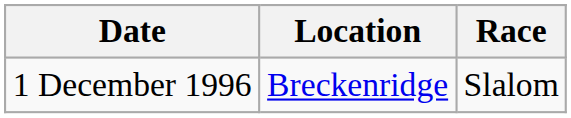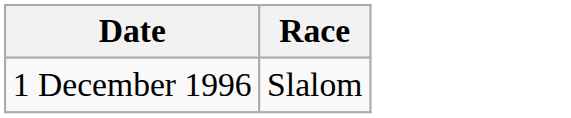- column: (358, 31)
